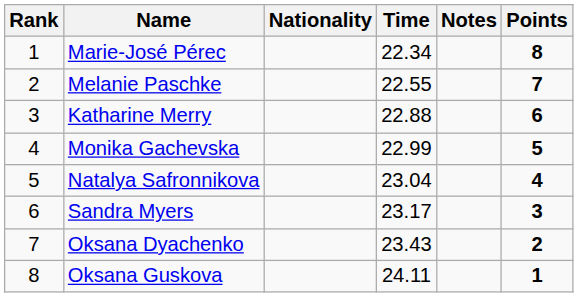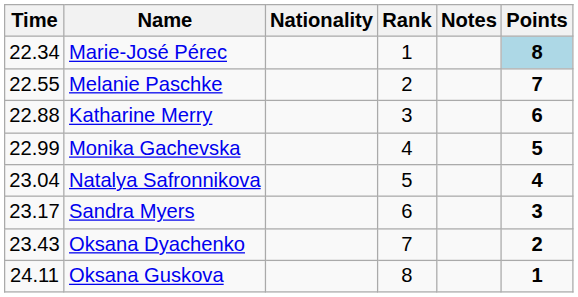columns swapped: (34, 20) <-> (406, 20)
(537, 52) no background -> (537, 52) lightblue background
